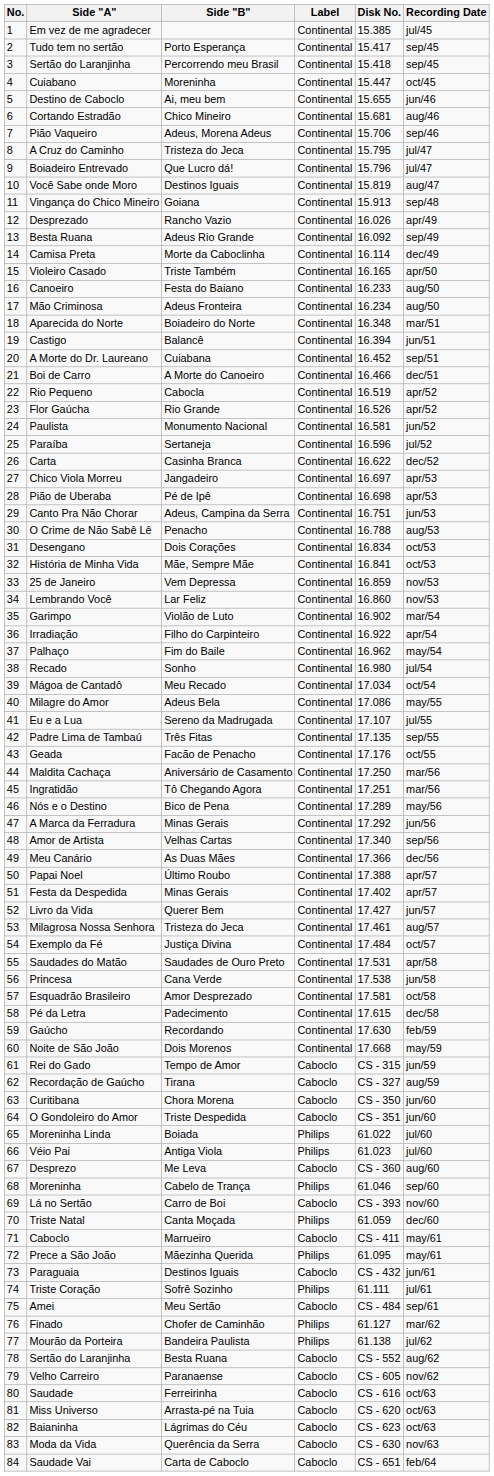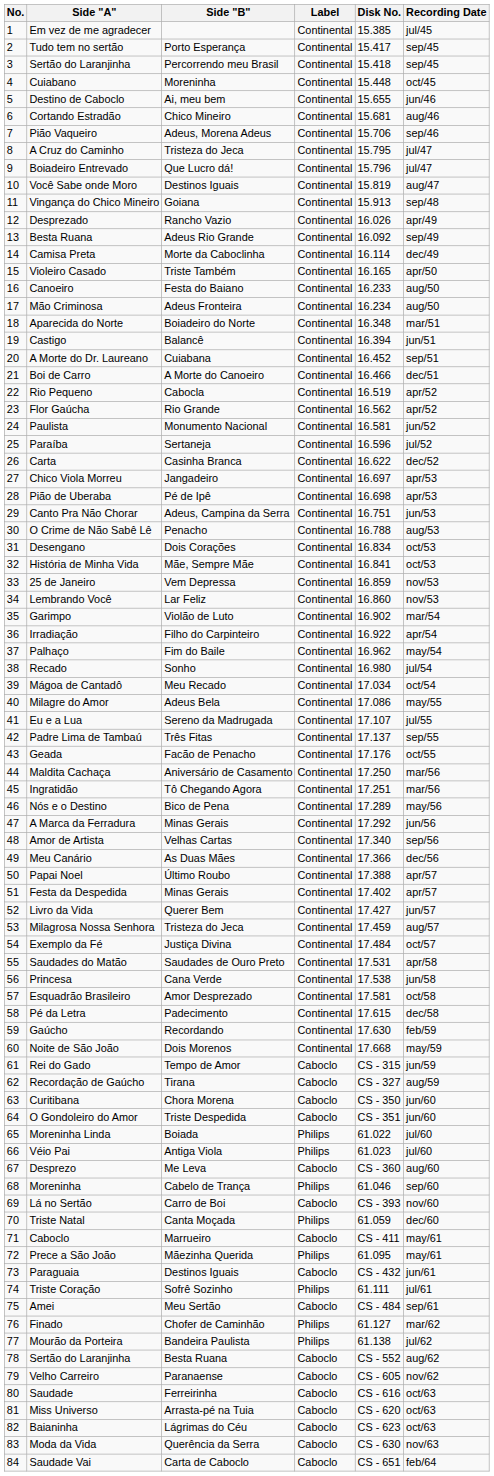(374, 82) 15.447 -> (374, 82) 15.448
(374, 409) 16.526 -> (374, 409) 16.562
(374, 737) 17.135 -> (374, 737) 17.137
(374, 927) 17.461 -> (374, 927) 17.459
